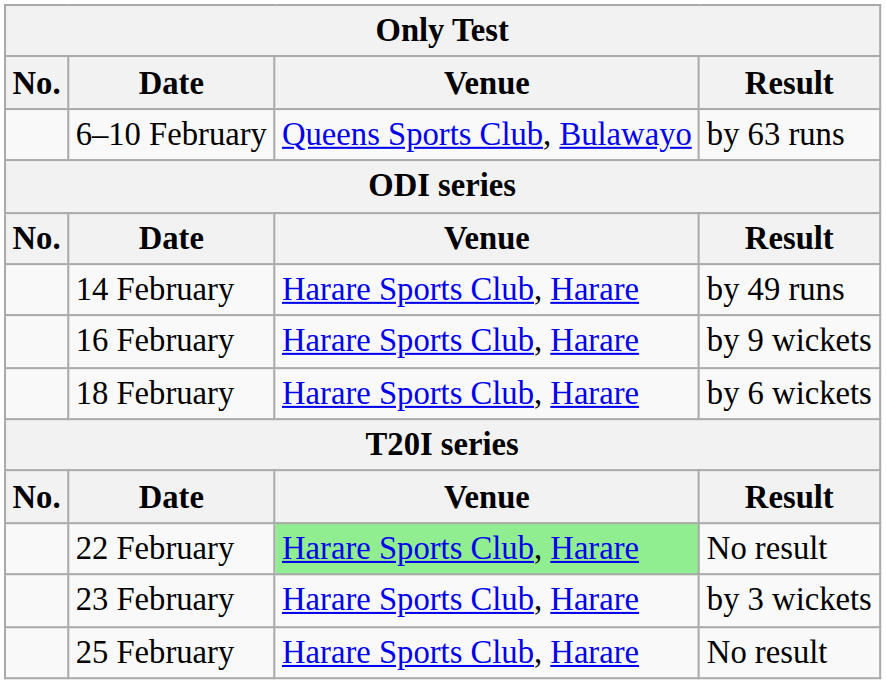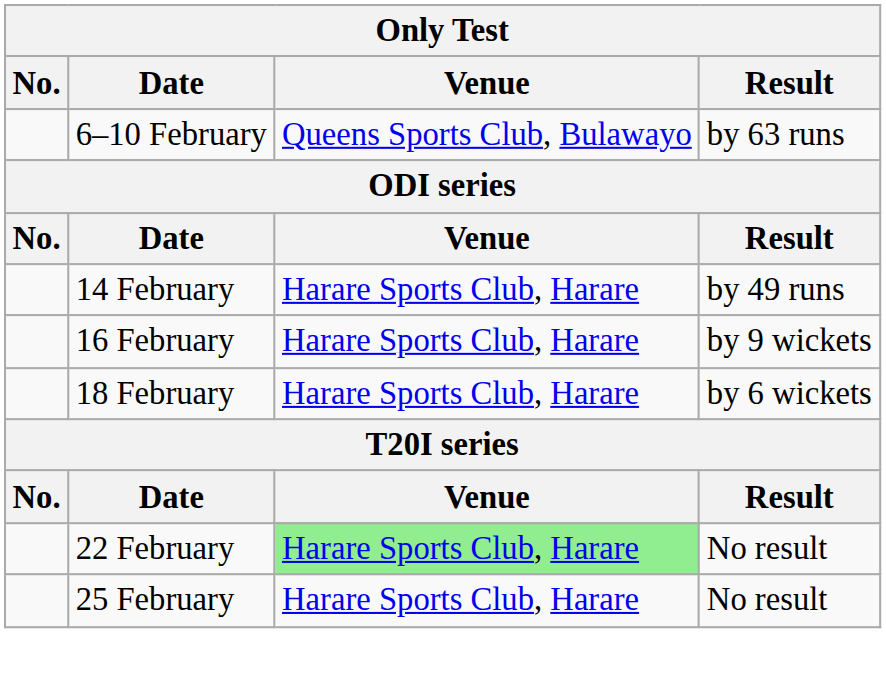- row: (155, 599)
